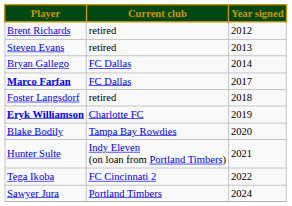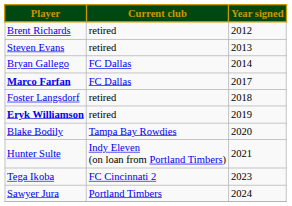(116, 114) Charlotte FC -> (103, 114) retired
(241, 176) 2022 -> (241, 176) 2023
